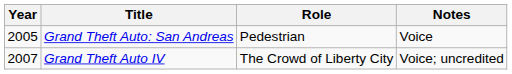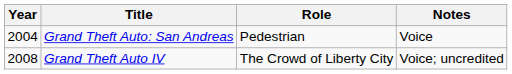(23, 36) 2005 -> (23, 36) 2004
(23, 58) 2007 -> (23, 58) 2008
